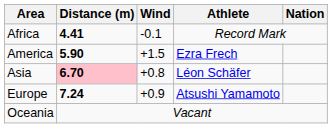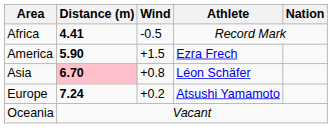(151, 34) -0.1 -> (151, 34) -0.5
(152, 93) +0.9 -> (152, 93) +0.2
